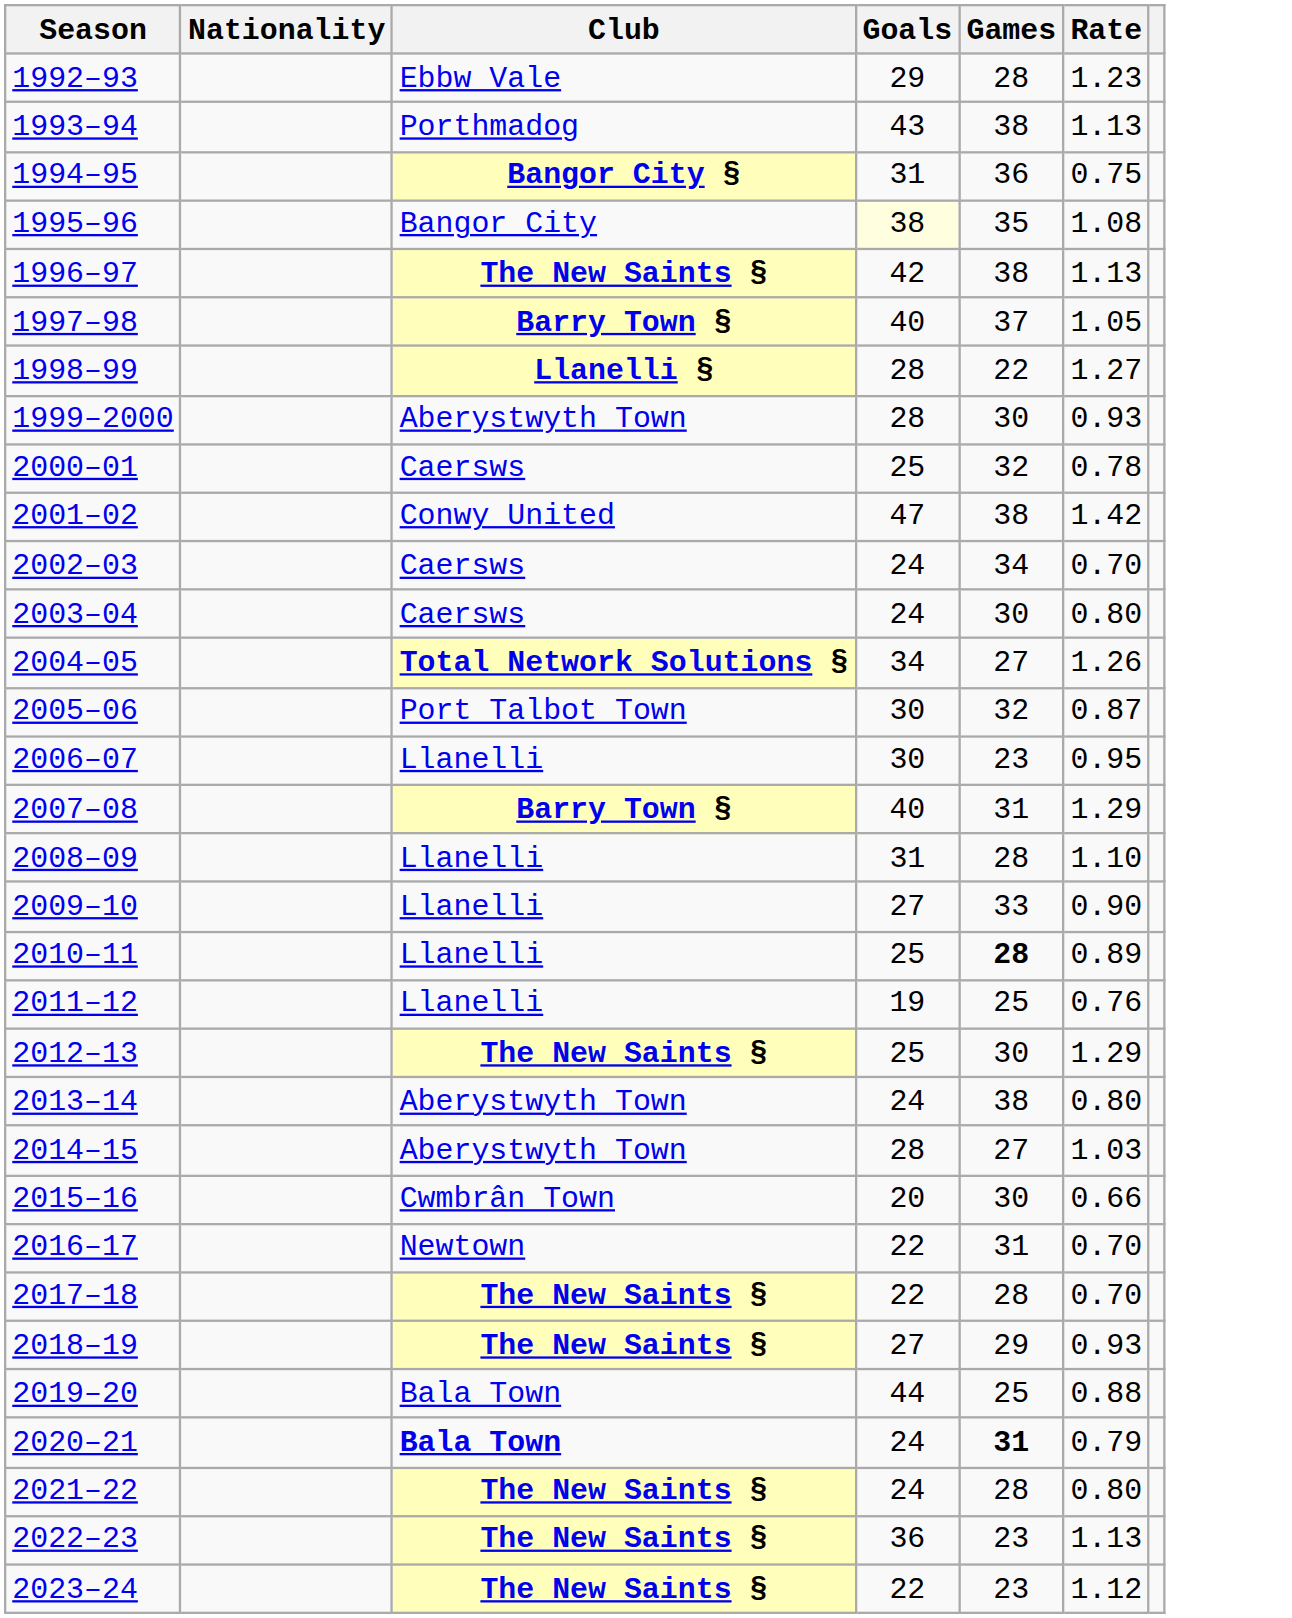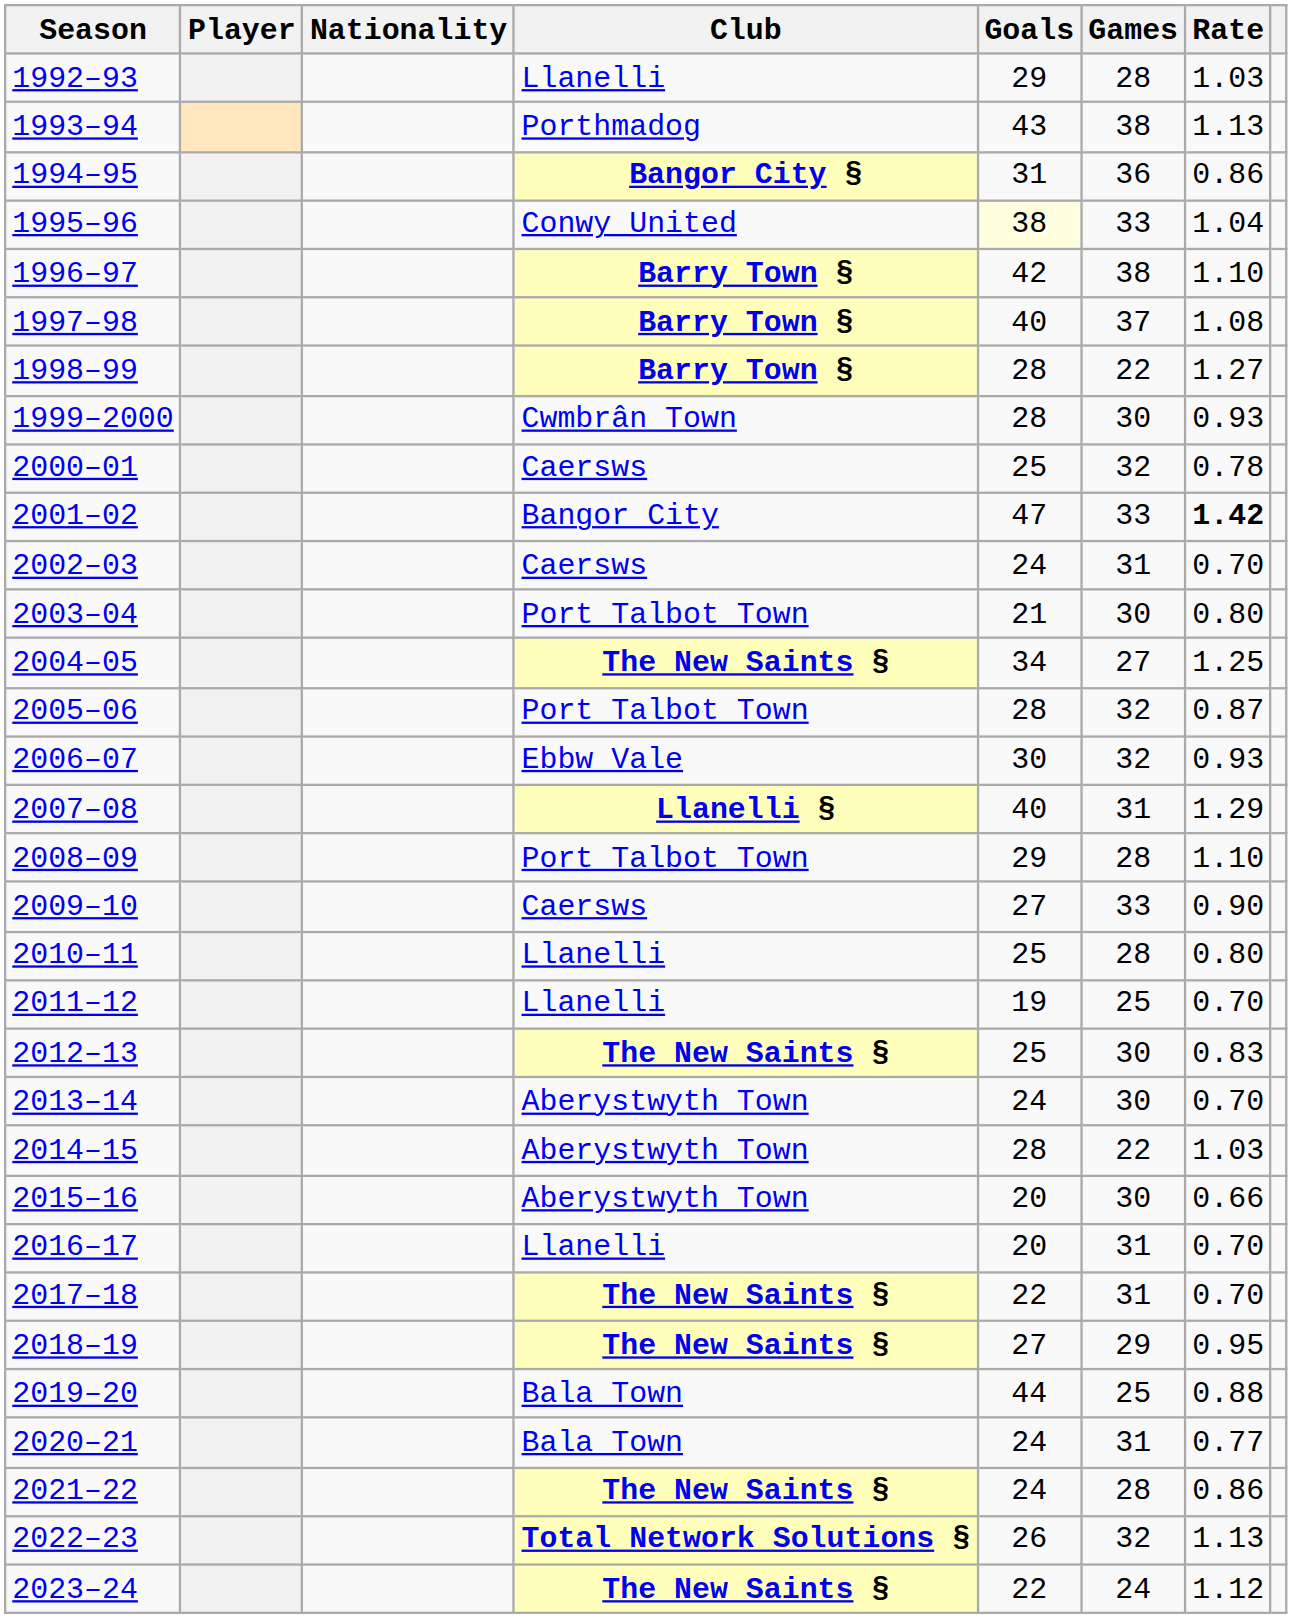+ column: (242, 30)
(480, 78) Ebbw Vale -> (593, 78) Llanelli
(1106, 78) 1.23 -> (1228, 78) 1.03
(1106, 176) 0.75 -> (1228, 176) 0.86
(498, 224) Bangor City -> (629, 224) Conwy United
(1011, 224) 35 -> (1133, 224) 33
(1106, 224) 1.08 -> (1228, 224) 1.04
(624, 273) The New Saints § -> (746, 273) Barry Town §
(1106, 273) 1.13 -> (1228, 273) 1.10
(1106, 322) 1.05 -> (1228, 322) 1.08
(624, 371) Llanelli § -> (746, 371) Barry Town §
(543, 419) Aberystwyth Town -> (629, 419) Cwmbrân Town
(507, 517) Conwy United -> (620, 517) Bangor City
(1011, 517) 38 -> (1133, 517) 33
(1106, 517) normal -> (1228, 517) bold
(1011, 566) 34 -> (1133, 566) 31
(462, 614) Caersws -> (665, 614) Port Talbot Town
(907, 614) 24 -> (1029, 614) 21
(624, 663) Total Network Solutions § -> (746, 663) The New Saints §
(1106, 663) 1.26 -> (1228, 663) 1.25
(907, 712) 30 -> (1029, 712) 28
(471, 760) Llanelli -> (602, 760) Ebbw Vale
(1011, 760) 23 -> (1133, 760) 32
(1106, 760) 0.95 -> (1228, 760) 0.93
(624, 809) Barry Town § -> (746, 809) Llanelli §
(471, 858) Llanelli -> (665, 858) Port Talbot Town
(907, 858) 31 -> (1029, 858) 29
(471, 907) Llanelli -> (584, 907) Caersws
(1011, 955) bold -> (1133, 955) normal
(1106, 955) 0.89 -> (1228, 955) 0.80
(1106, 1004) 0.76 -> (1228, 1004) 0.70
(1106, 1053) 1.29 -> (1228, 1053) 0.83
(1011, 1102) 38 -> (1133, 1102) 30
(1106, 1102) 0.80 -> (1228, 1102) 0.70
(1011, 1150) 27 -> (1133, 1150) 22
(507, 1199) Cwmbrân Town -> (665, 1199) Aberystwyth Town
(462, 1248) Newtown -> (593, 1248) Llanelli
(907, 1248) 22 -> (1029, 1248) 20
(1011, 1297) 28 -> (1133, 1297) 31
(1106, 1345) 0.93 -> (1228, 1345) 0.95
(480, 1443) bold -> (602, 1443) normal
(1011, 1443) bold -> (1133, 1443) normal
(1106, 1443) 0.79 -> (1228, 1443) 0.77
(1106, 1491) 0.80 -> (1228, 1491) 0.86
(624, 1540) The New Saints § -> (746, 1540) Total Network Solutions §
(907, 1540) 36 -> (1029, 1540) 26
(1011, 1540) 23 -> (1133, 1540) 32
(1011, 1589) 23 -> (1133, 1589) 24
